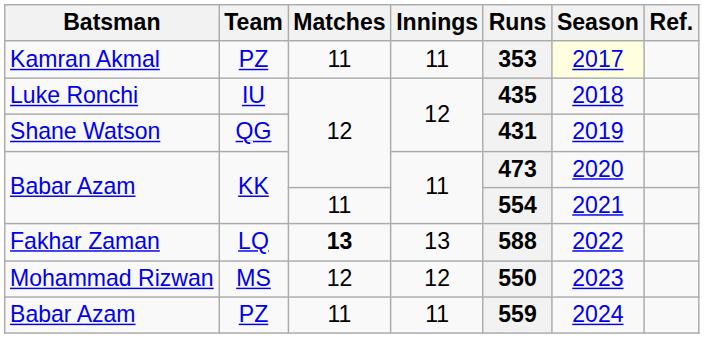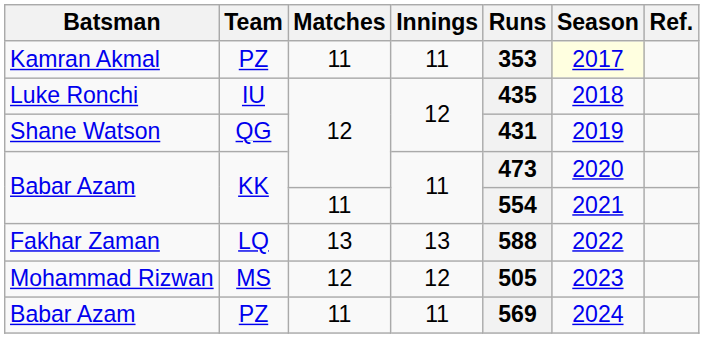(339, 242) bold -> (339, 242) normal
(518, 278) 550 -> (518, 278) 505
(518, 315) 559 -> (518, 315) 569
